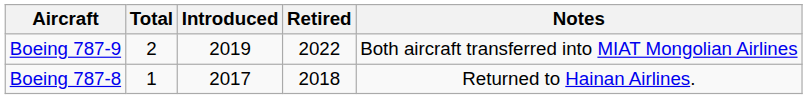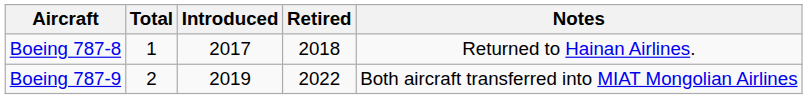rows swapped: (65, 78) <-> (65, 49)
